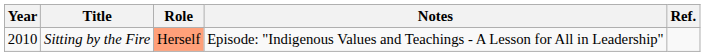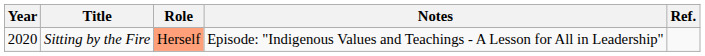(23, 39) 2010 -> (23, 39) 2020
